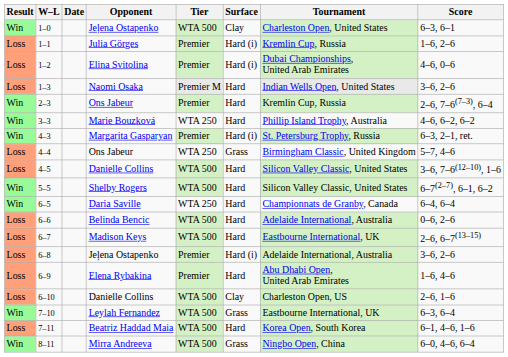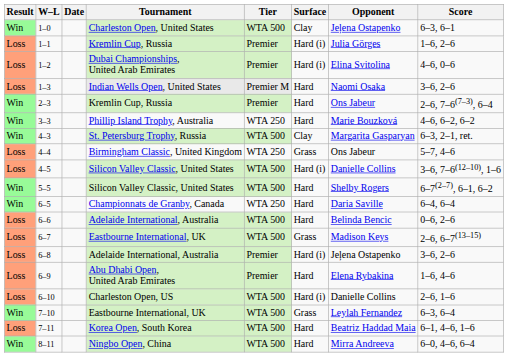columns swapped: (339, 12) <-> (131, 12)
(194, 136) Premier -> (266, 136) WTA 500
(241, 136) Hard (i) -> (303, 136) Clay
(235, 169) Hard -> (310, 169) Hard (i)
(235, 237) Hard -> (305, 237) Grass
(235, 297) Clay -> (310, 297) Hard (i)
(237, 344) Grass -> (304, 344) Hard
